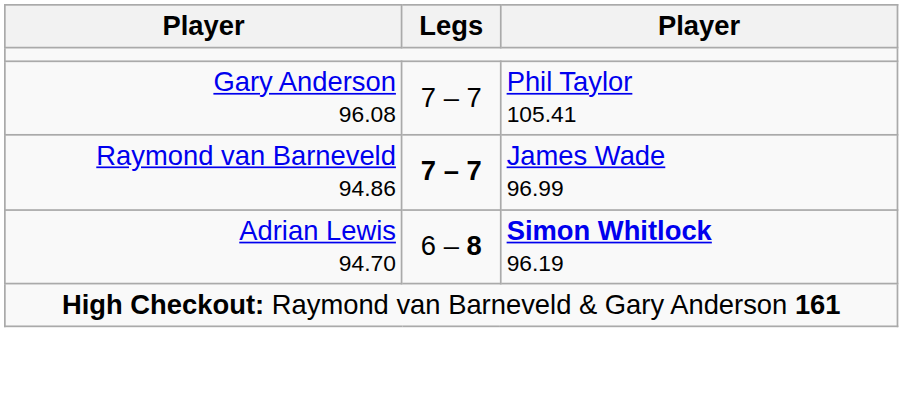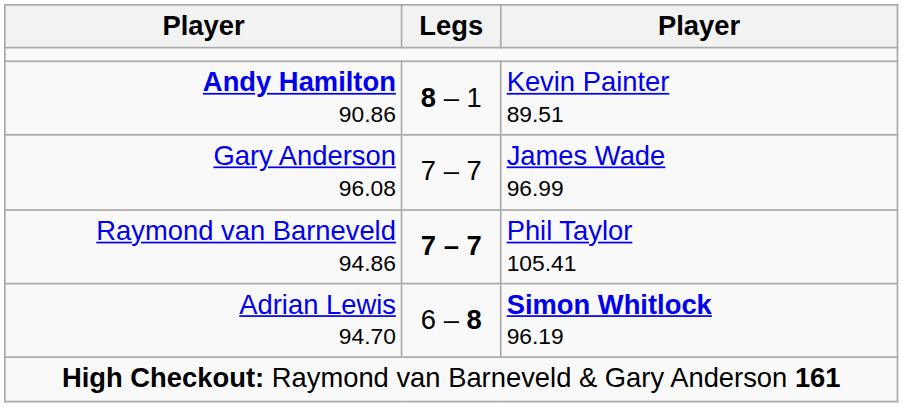+ row: (299, 97)
(569, 97) Phil Taylor 105.41 -> (586, 171) James Wade 96.99
(586, 171) James Wade 96.99 -> (569, 245) Phil Taylor 105.41
